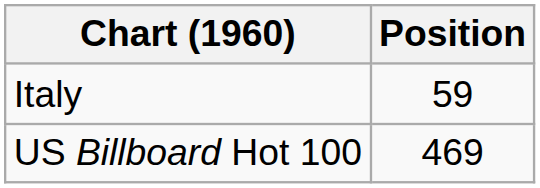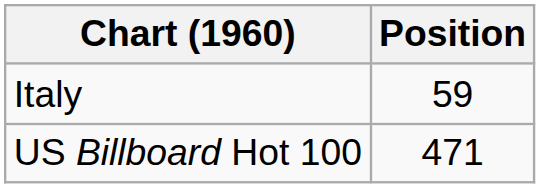(453, 152) 469 -> (453, 152) 471
